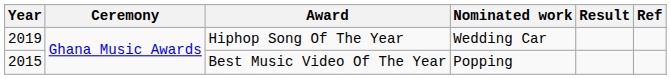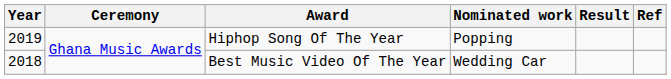(500, 39) Wedding Car -> (483, 39) Popping
(25, 62) 2015 -> (25, 62) 2018
(483, 62) Popping -> (500, 62) Wedding Car
